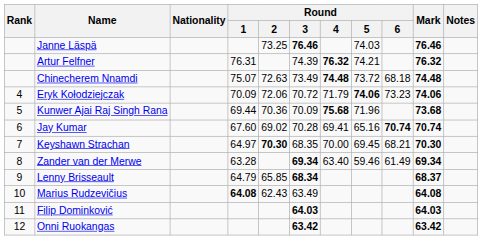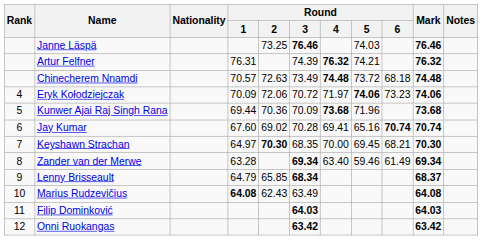(243, 78) 75.07 -> (243, 78) 70.57
(336, 95) 71.79 -> (336, 95) 71.97
(336, 111) 75.68 -> (336, 111) 73.68
